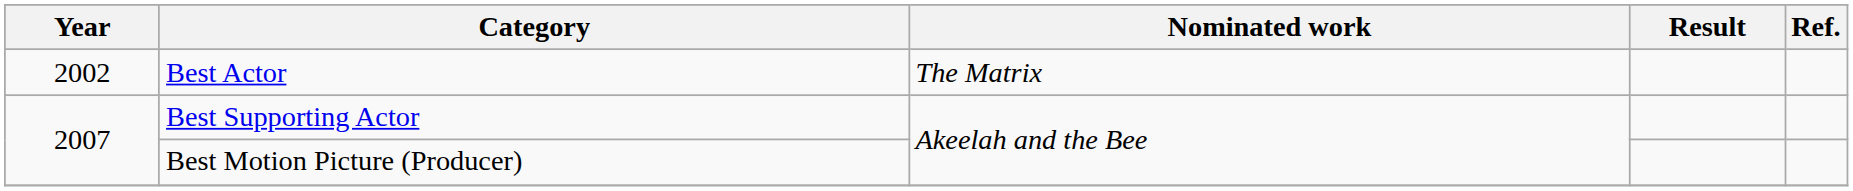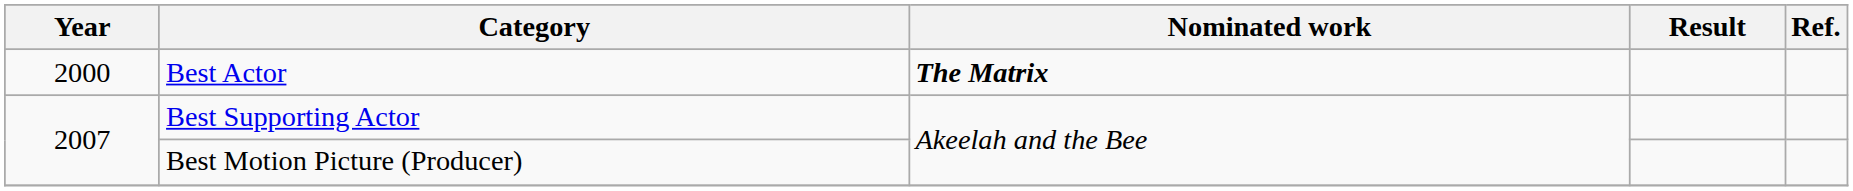(82, 71) 2002 -> (82, 71) 2000
(979, 71) normal -> (982, 71) bold
